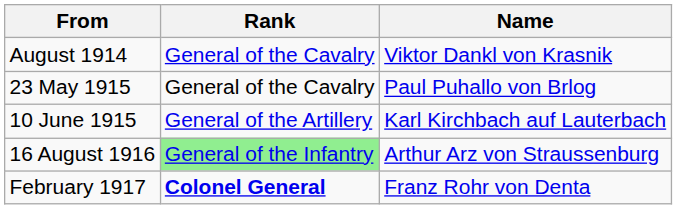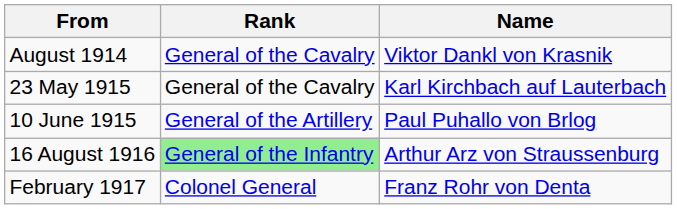(490, 87) Paul Puhallo von Brlog -> (525, 87) Karl Kirchbach auf Lauterbach
(525, 120) Karl Kirchbach auf Lauterbach -> (490, 120) Paul Puhallo von Brlog
(245, 187) bold -> (241, 187) normal
